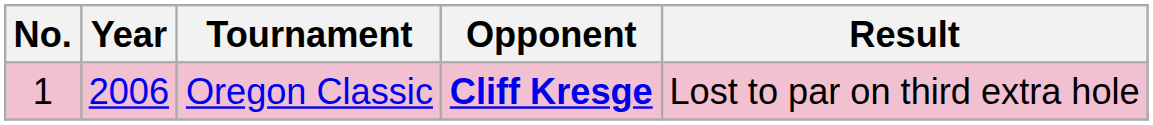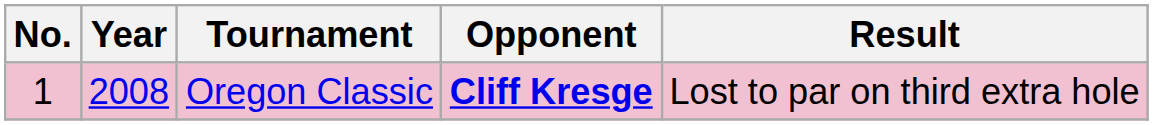(129, 91) 2006 -> (129, 91) 2008
